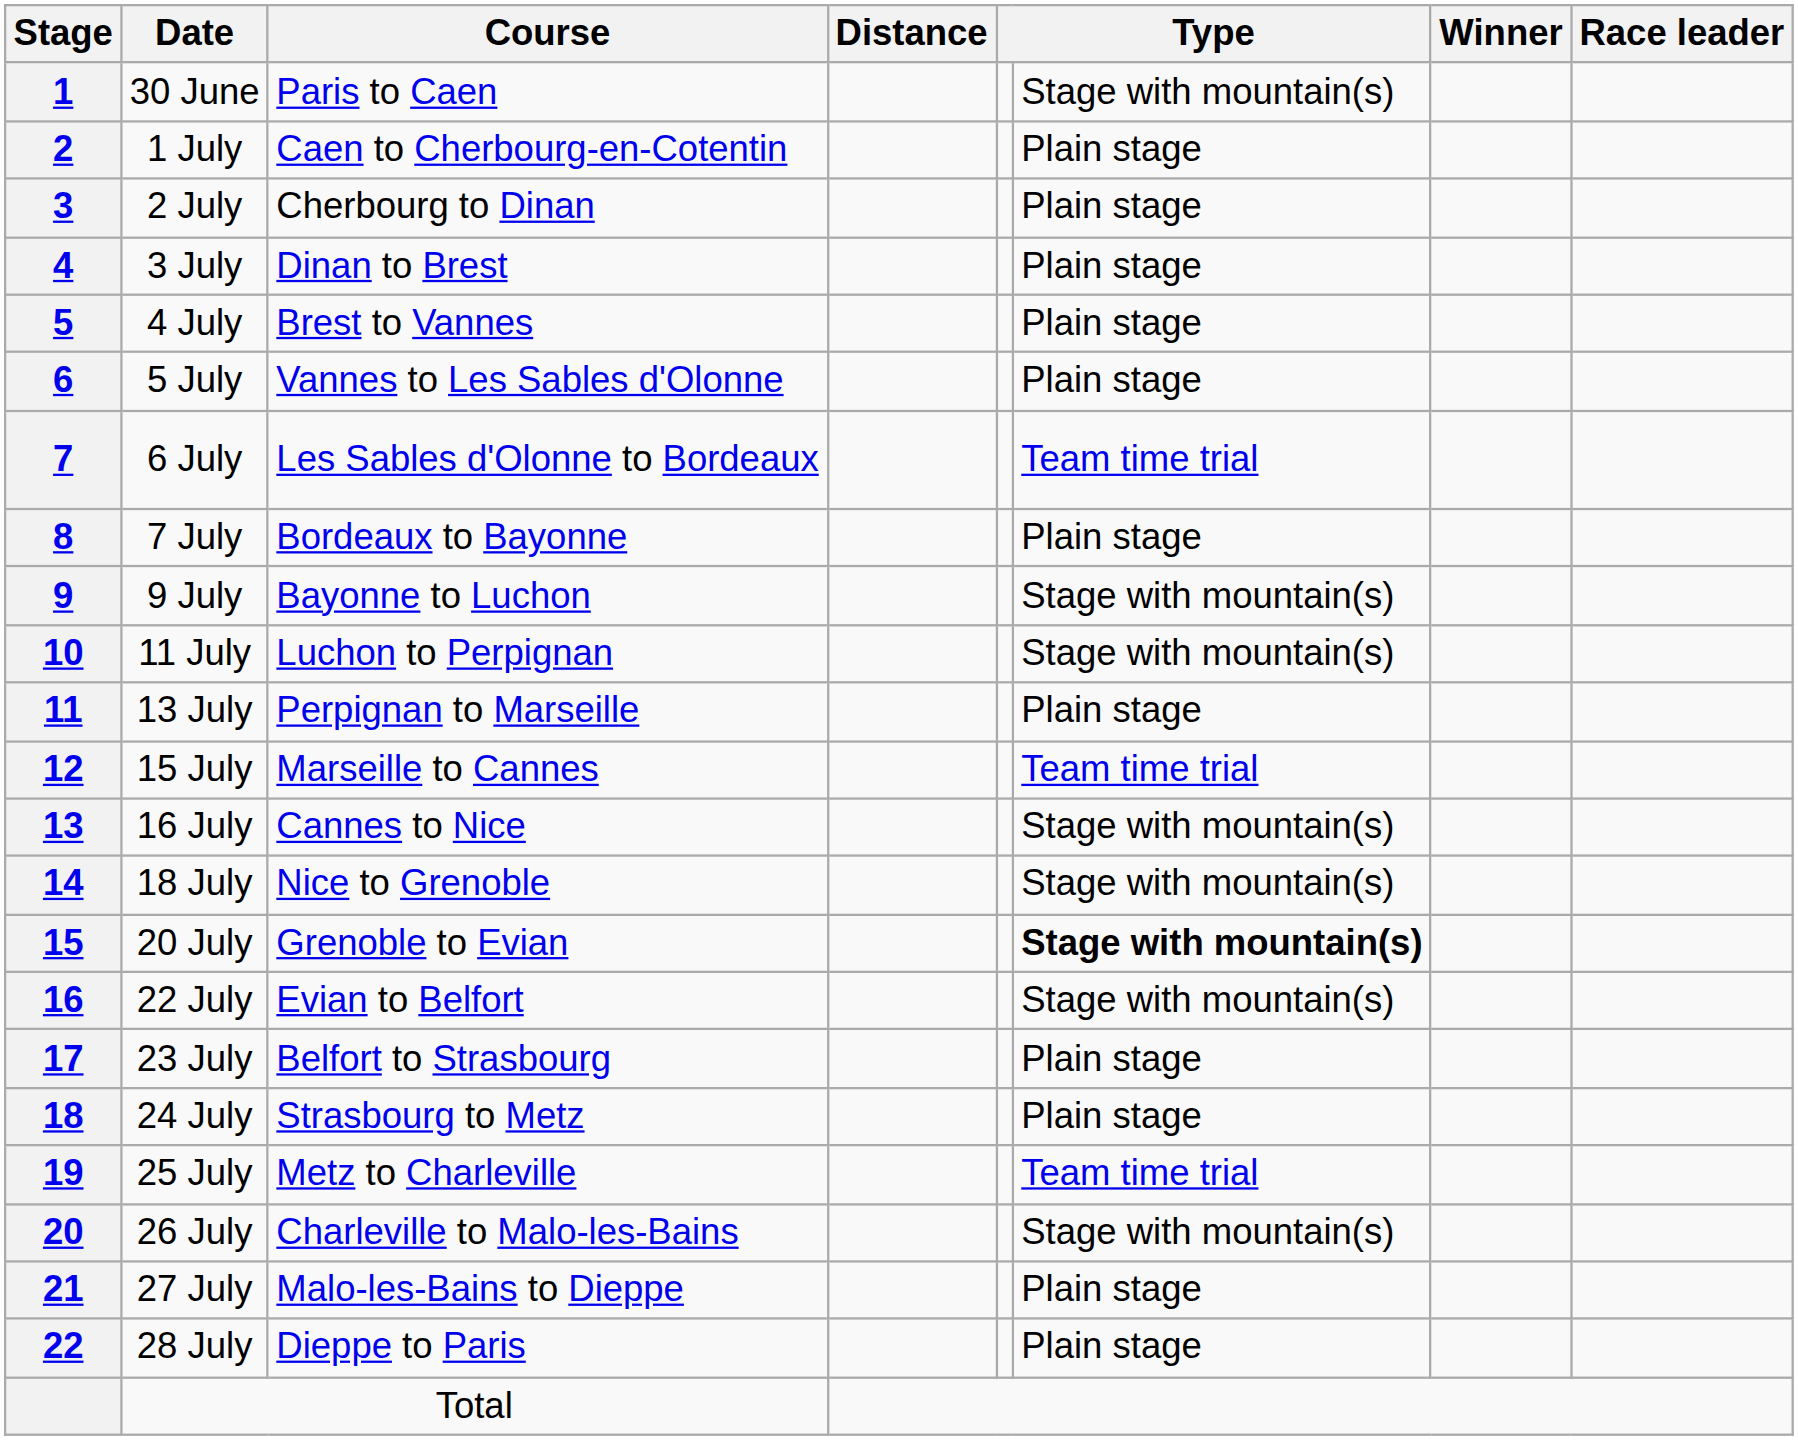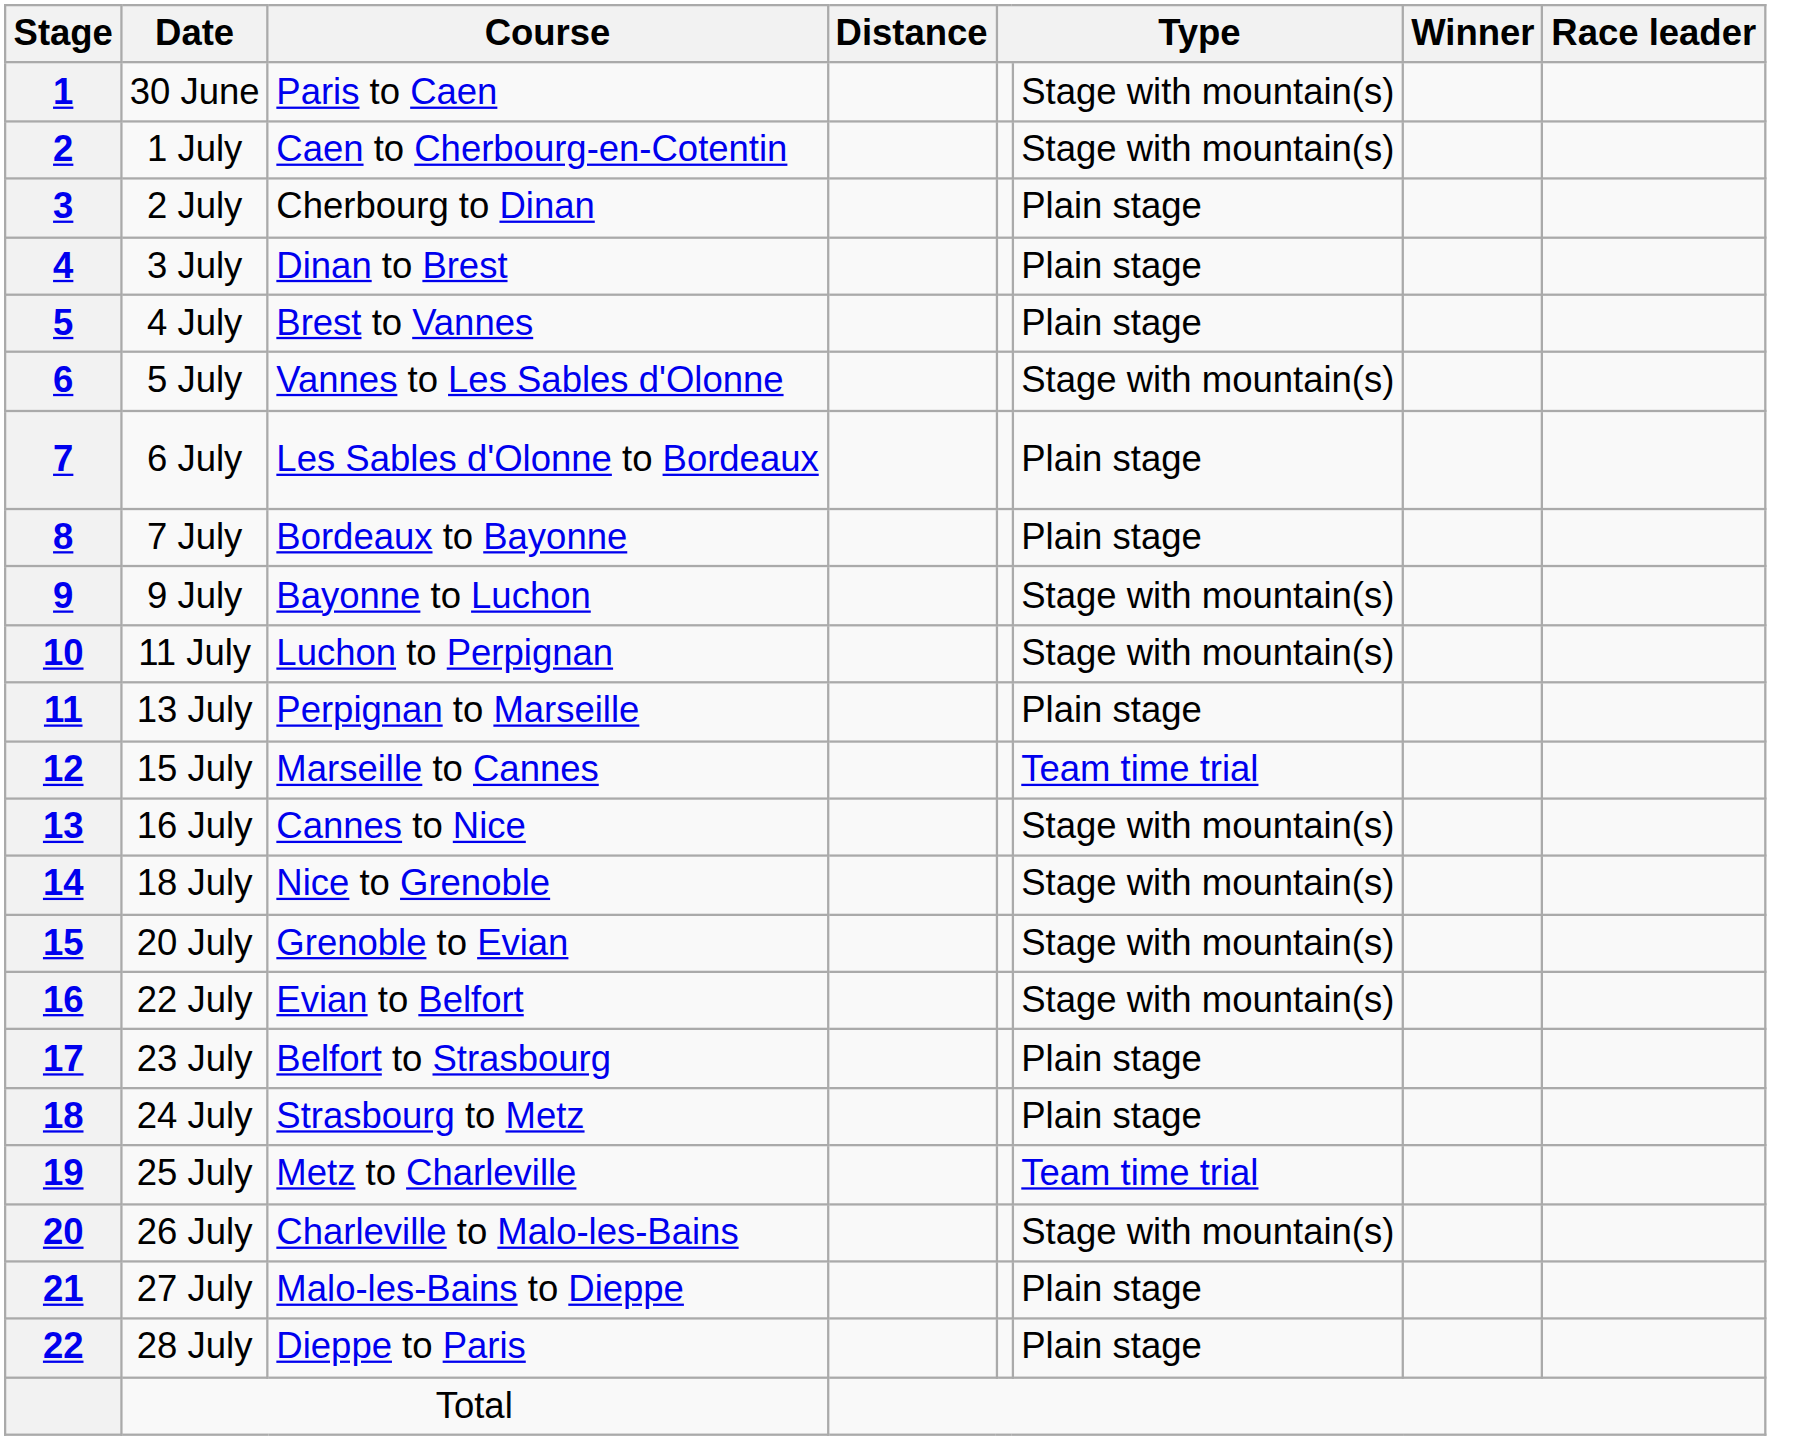(1112, 149) Plain stage -> (1208, 149) Stage with mountain(s)
(1112, 380) Plain stage -> (1208, 380) Stage with mountain(s)
(1140, 458) Team time trial -> (1112, 458) Plain stage
(1222, 942) bold -> (1208, 942) normal
